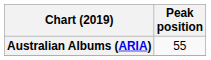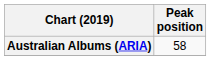(180, 45) 55 -> (180, 45) 58
